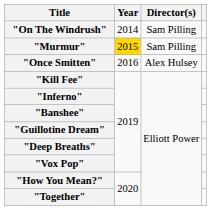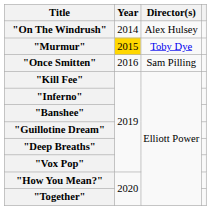(171, 29) Sam Pilling -> (171, 29) Alex Hulsey
(171, 46) Sam Pilling -> (171, 46) Toby Dye
(171, 63) Alex Hulsey -> (171, 63) Sam Pilling
